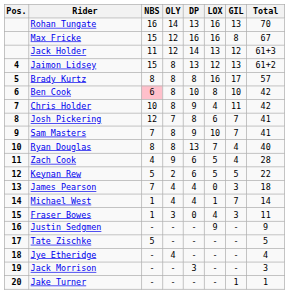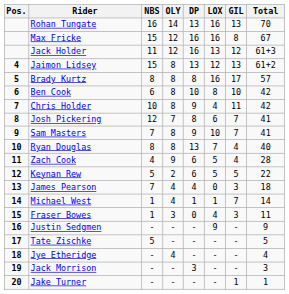(194, 52) 14 -> (194, 52) 16
(152, 93) pink background -> (152, 93) no background
(194, 201) 4 -> (194, 201) 1
